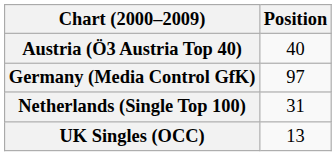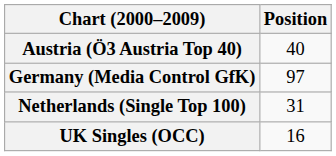(295, 135) 13 -> (295, 135) 16
